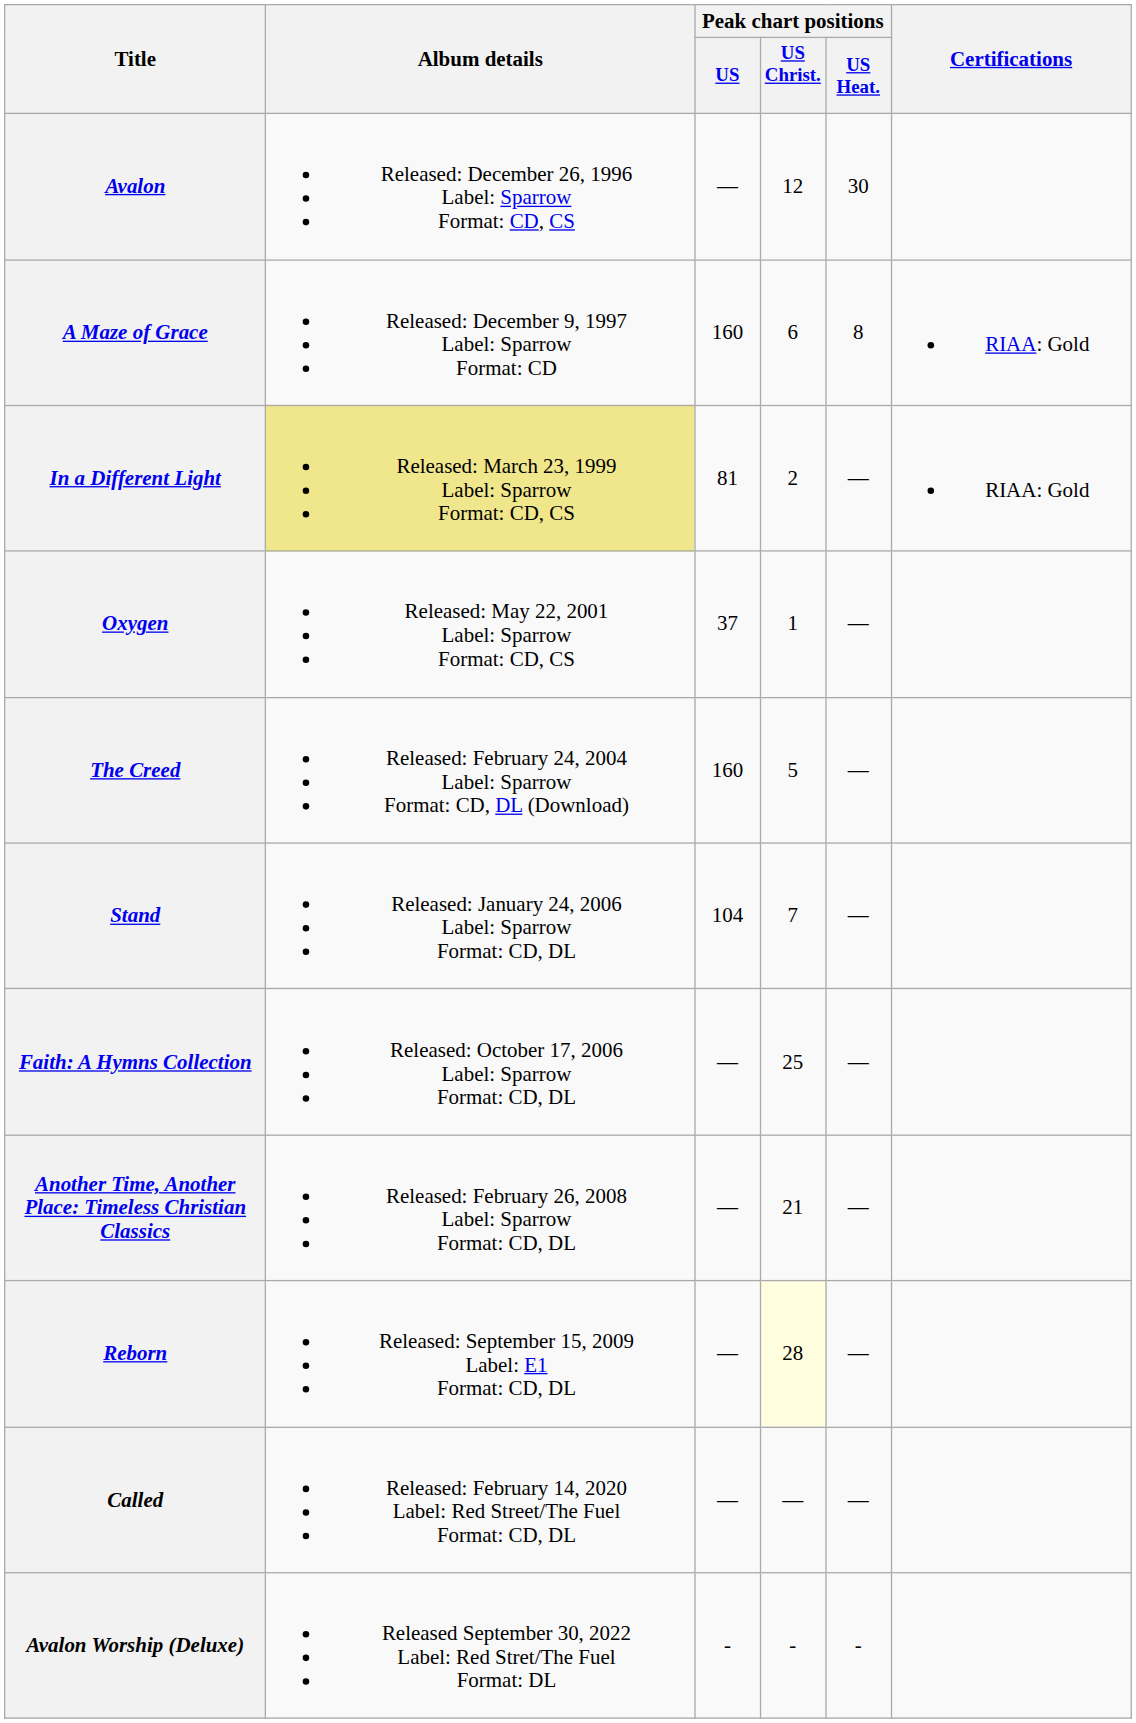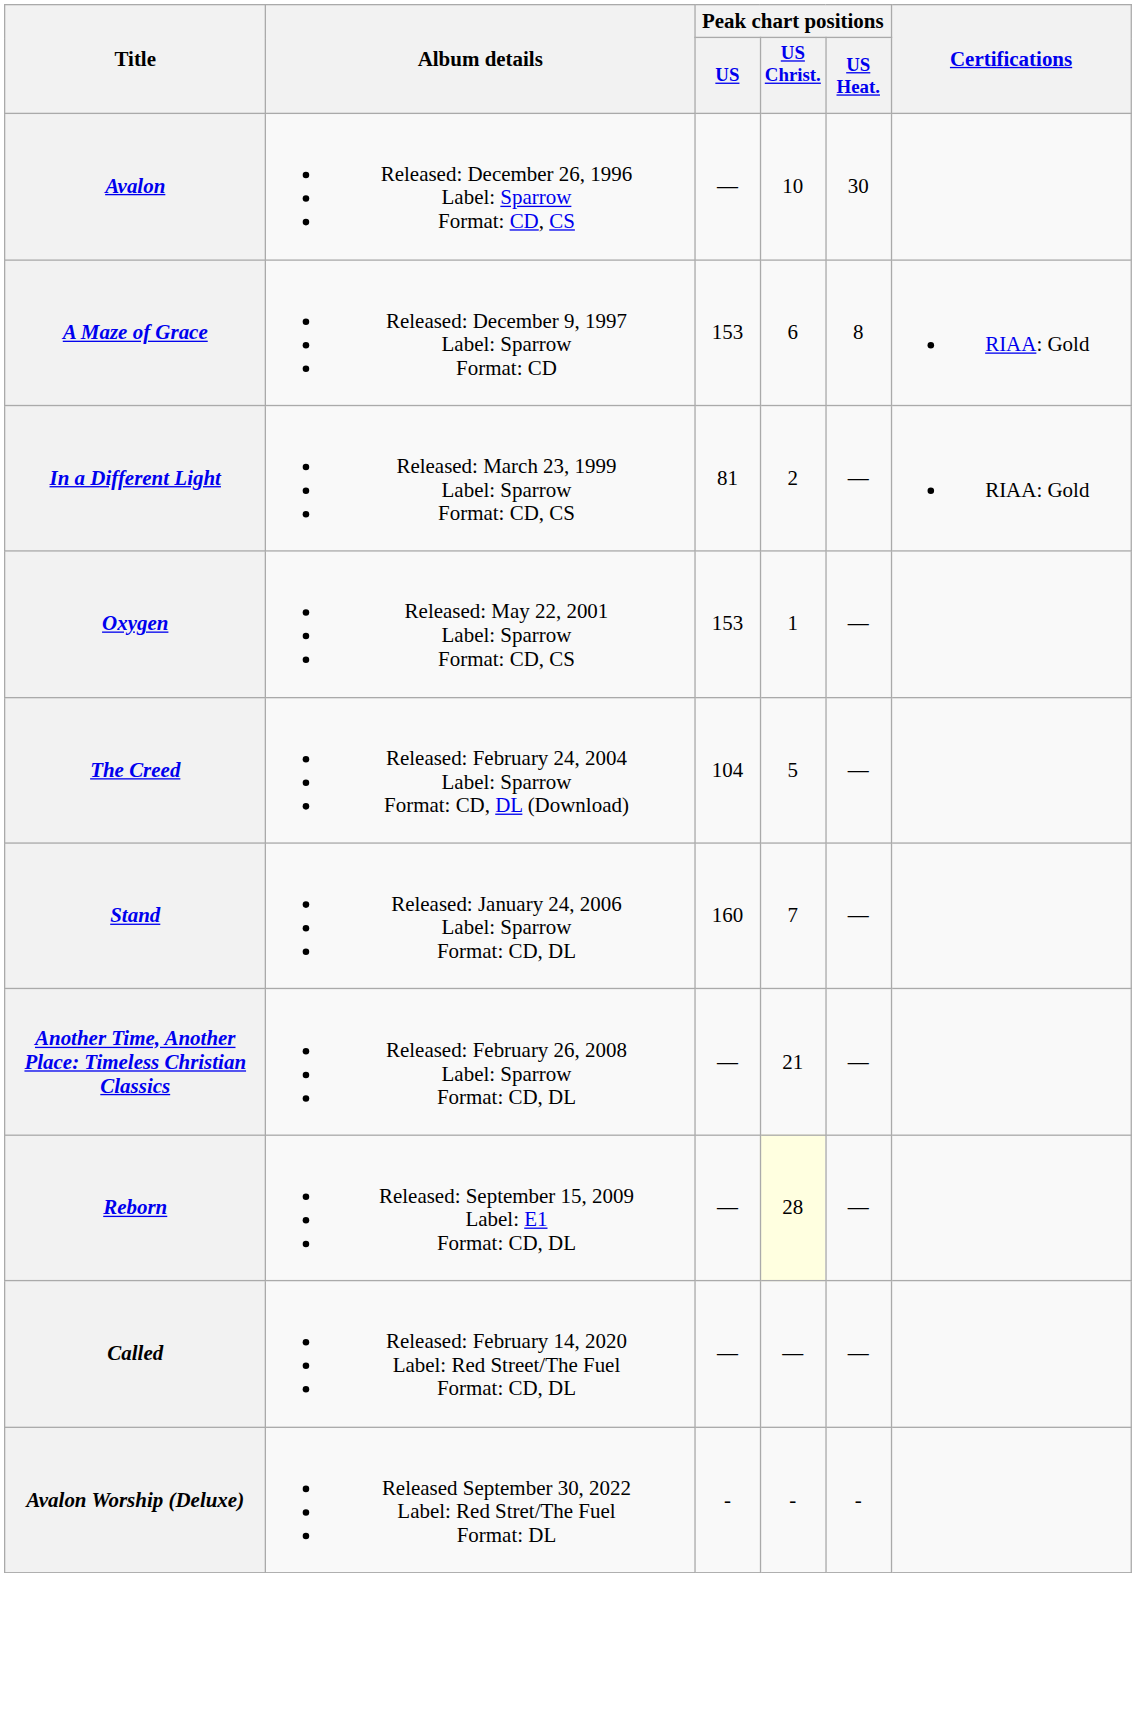(793, 186) 12 -> (793, 186) 10
(727, 332) 160 -> (727, 332) 153
(480, 490) khaki background -> (480, 490) no background
(727, 624) 37 -> (727, 624) 153
(727, 769) 160 -> (727, 769) 104
(727, 915) 104 -> (727, 915) 160
- row: (135, 1061)
